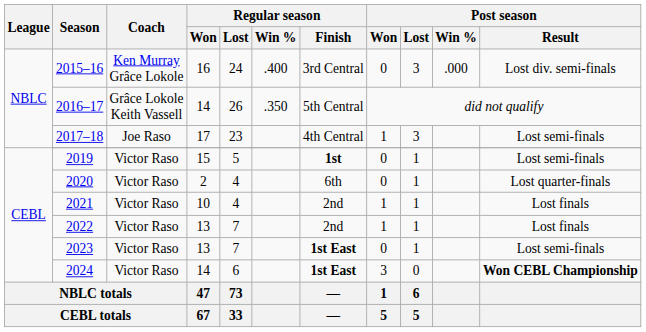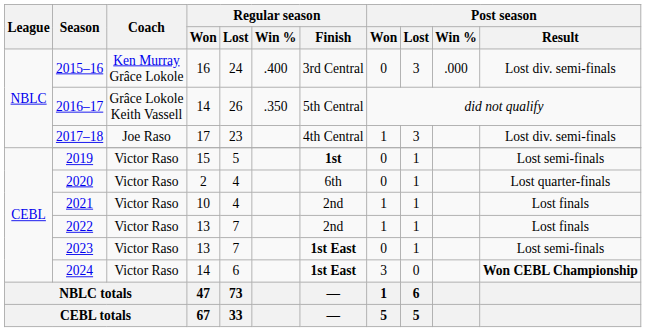(560, 137) Lost semi-finals -> (560, 137) Lost div. semi-finals
